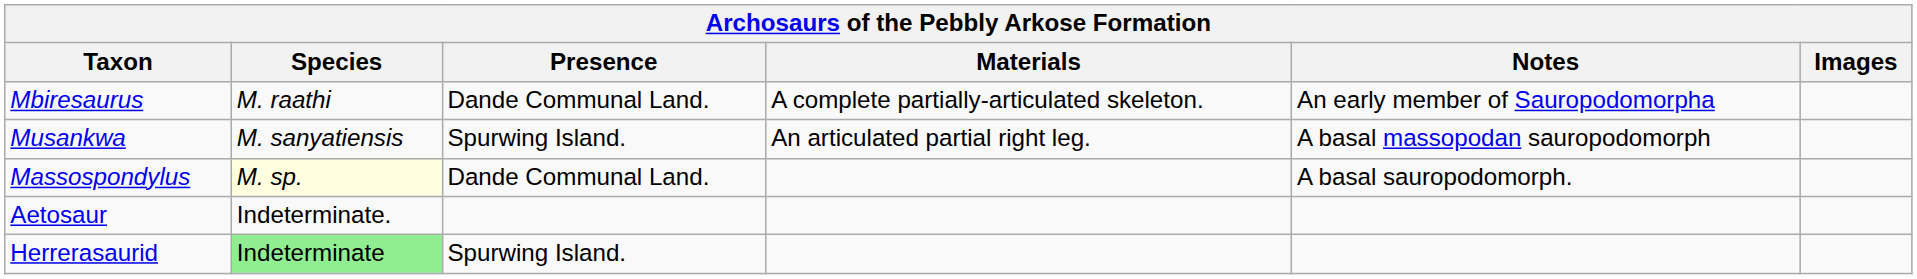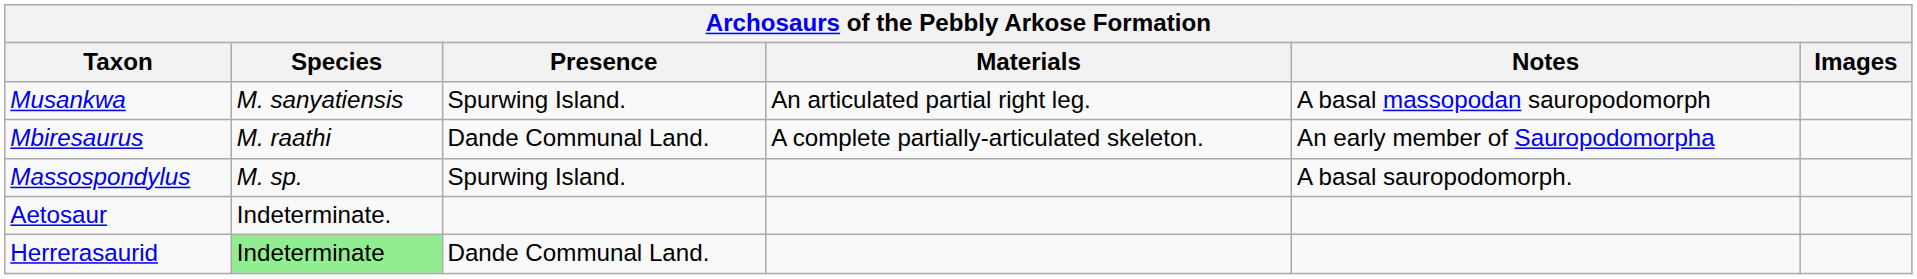rows swapped: (77, 100) <-> (68, 138)
(270, 176) lightyellow background -> (270, 176) no background
(578, 176) Dande Communal Land. -> (537, 176) Spurwing Island.
(537, 253) Spurwing Island. -> (578, 253) Dande Communal Land.
